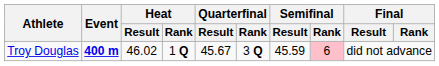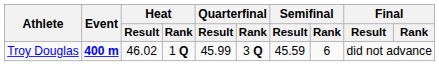(216, 52) 45.67 -> (216, 52) 45.99
(327, 52) pink background -> (327, 52) no background
